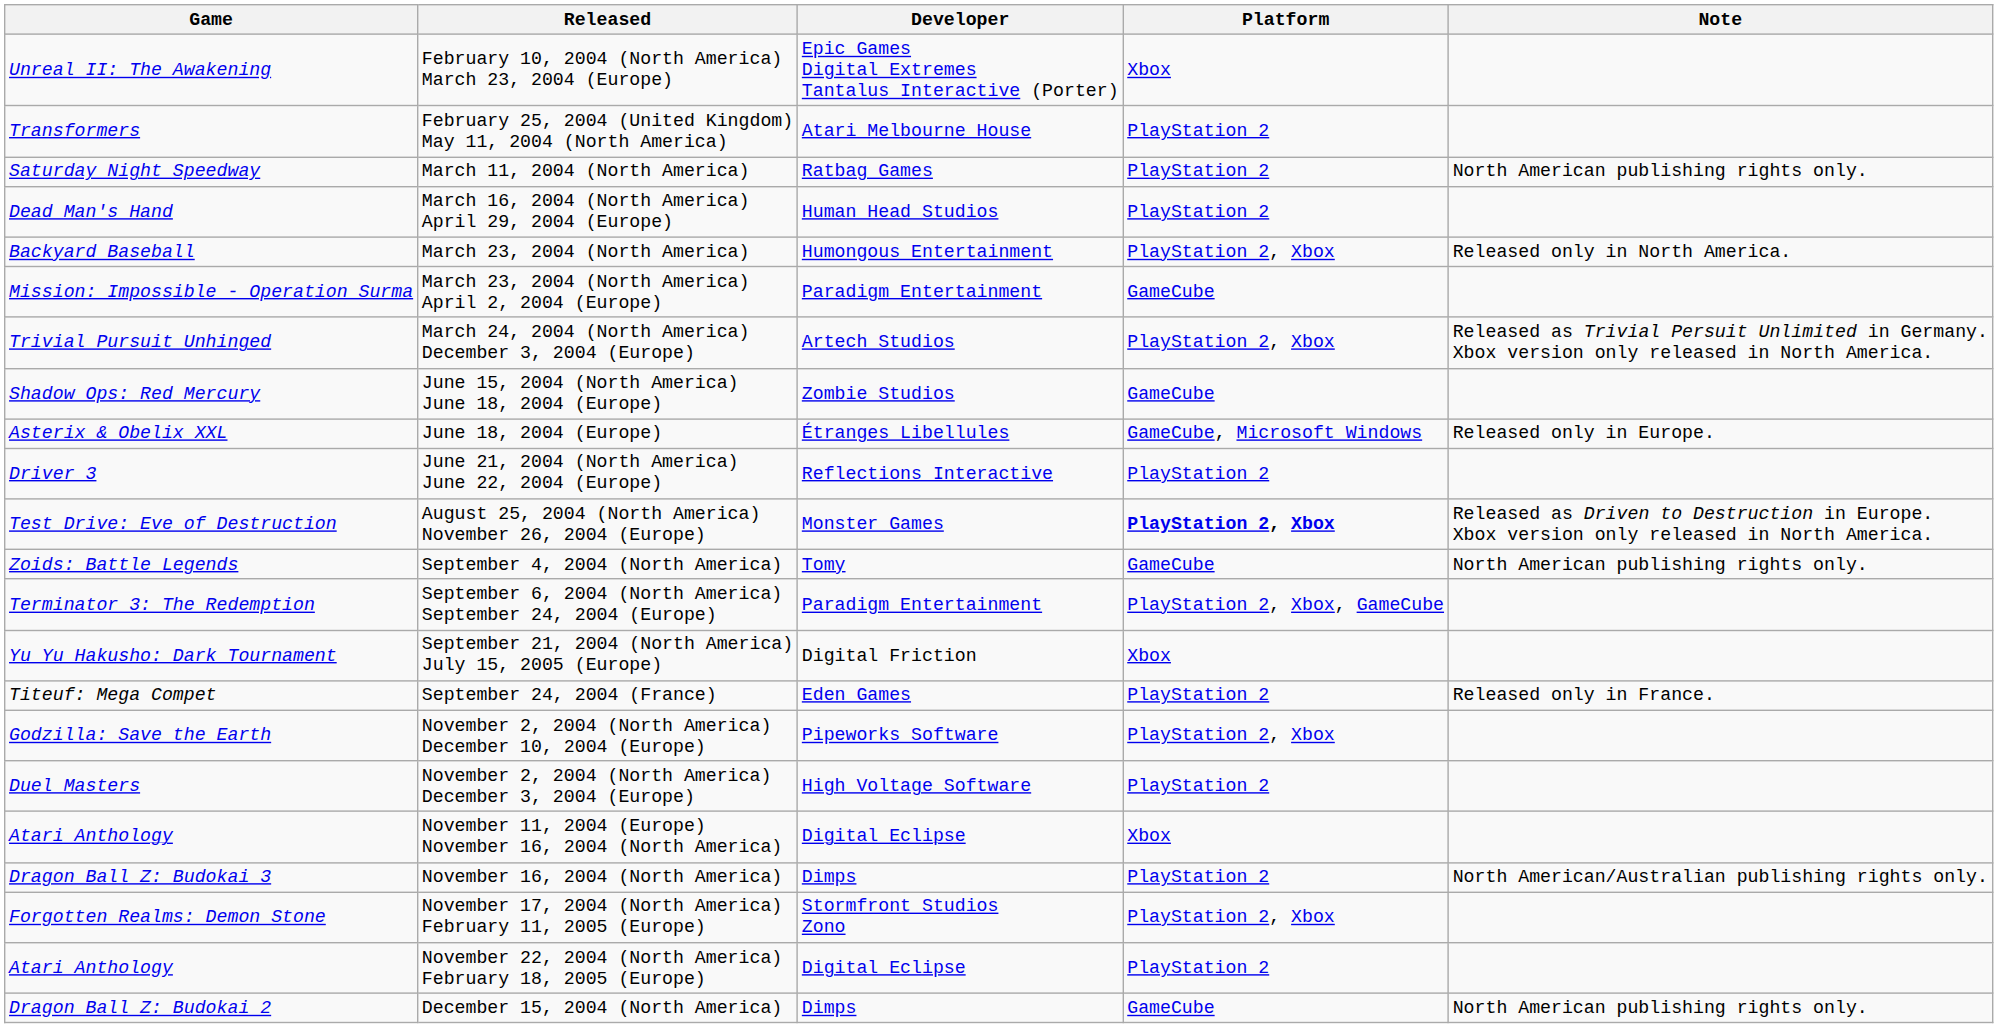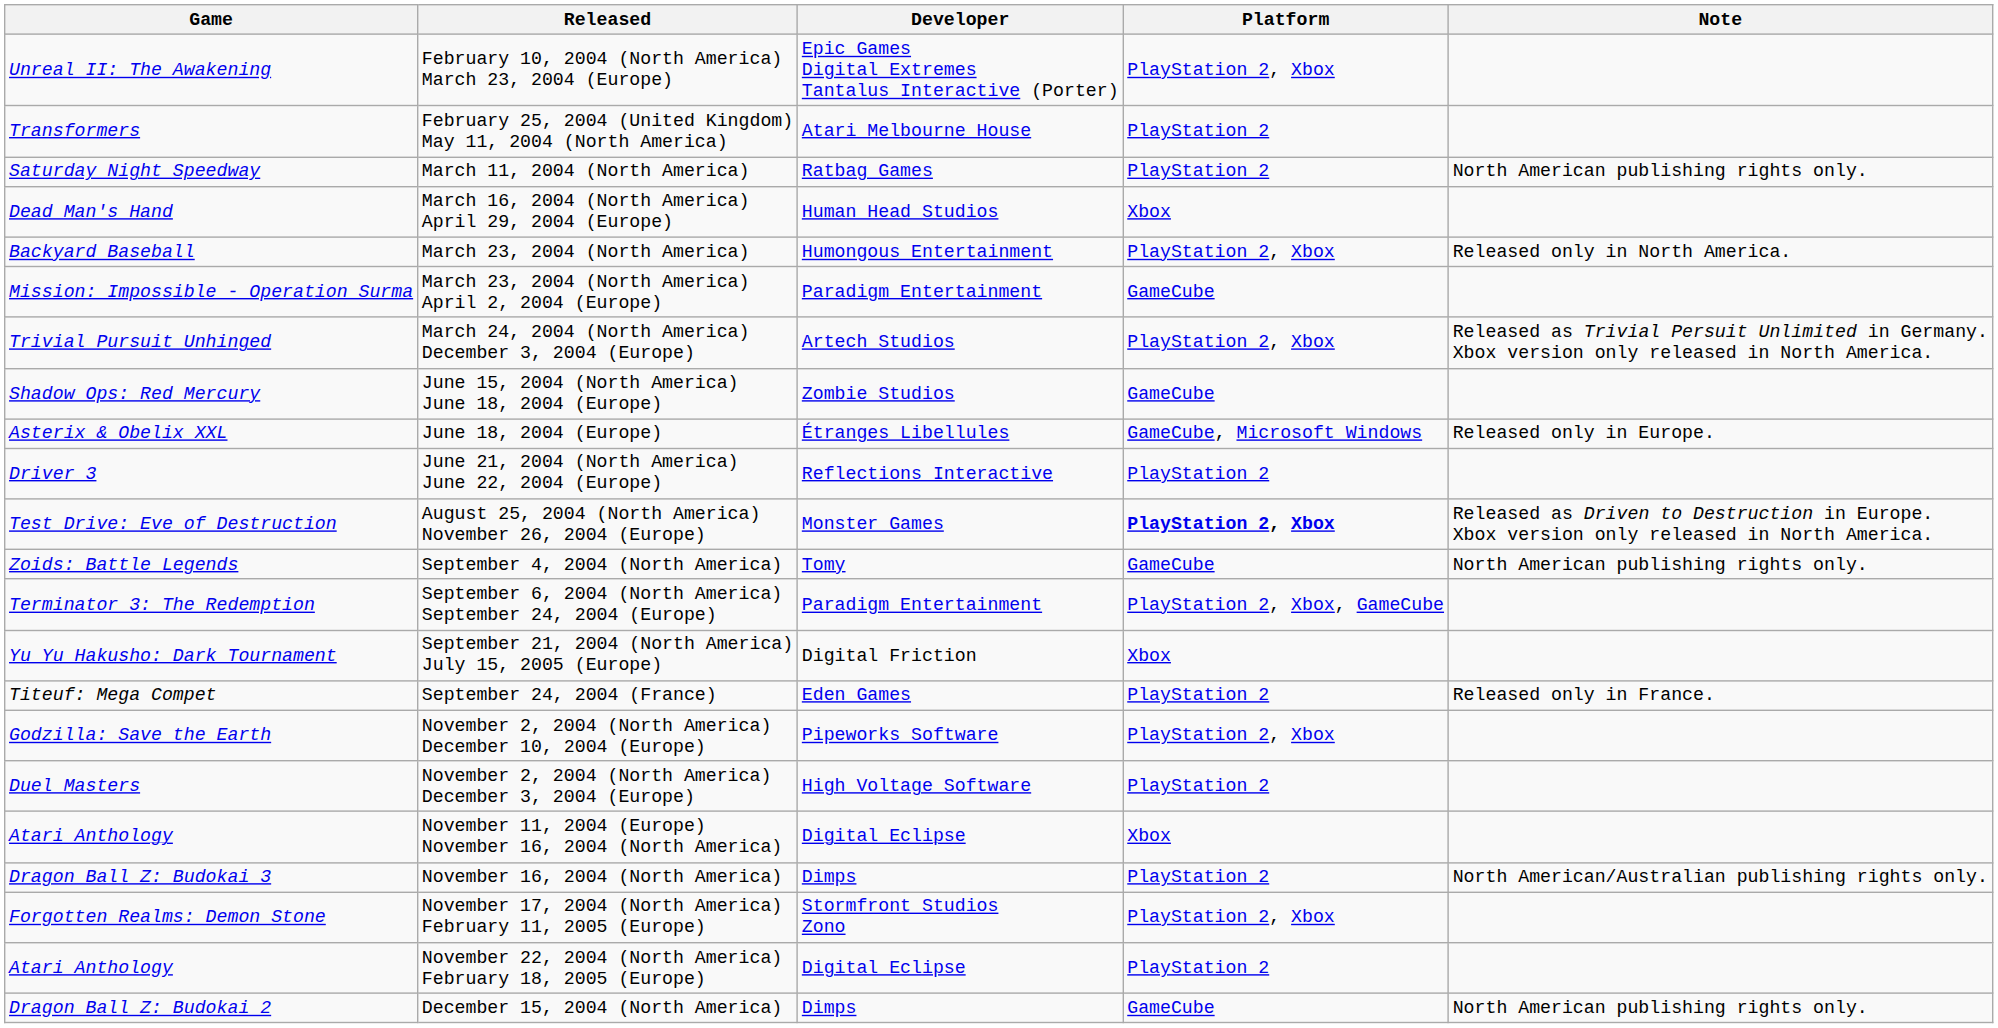(1149, 70) Xbox -> (1231, 70) PlayStation 2, Xbox
(1198, 212) PlayStation 2 -> (1149, 212) Xbox
